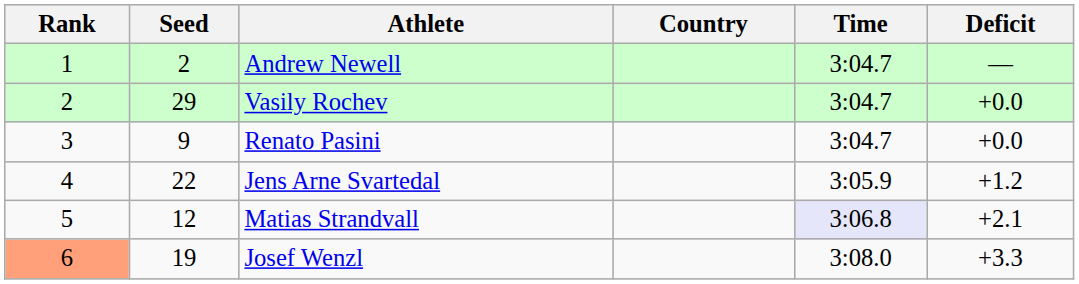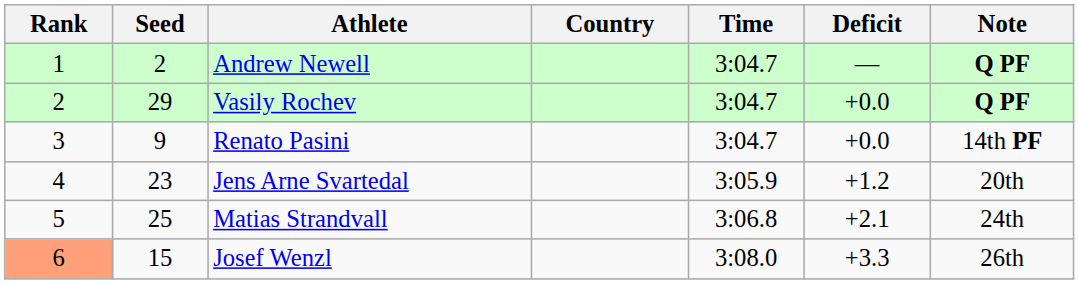+ column: (1002, 24)
(184, 180) 22 -> (160, 180) 23
(184, 219) 12 -> (160, 219) 25
(861, 219) lavender background -> (746, 219) no background
(184, 258) 19 -> (160, 258) 15
